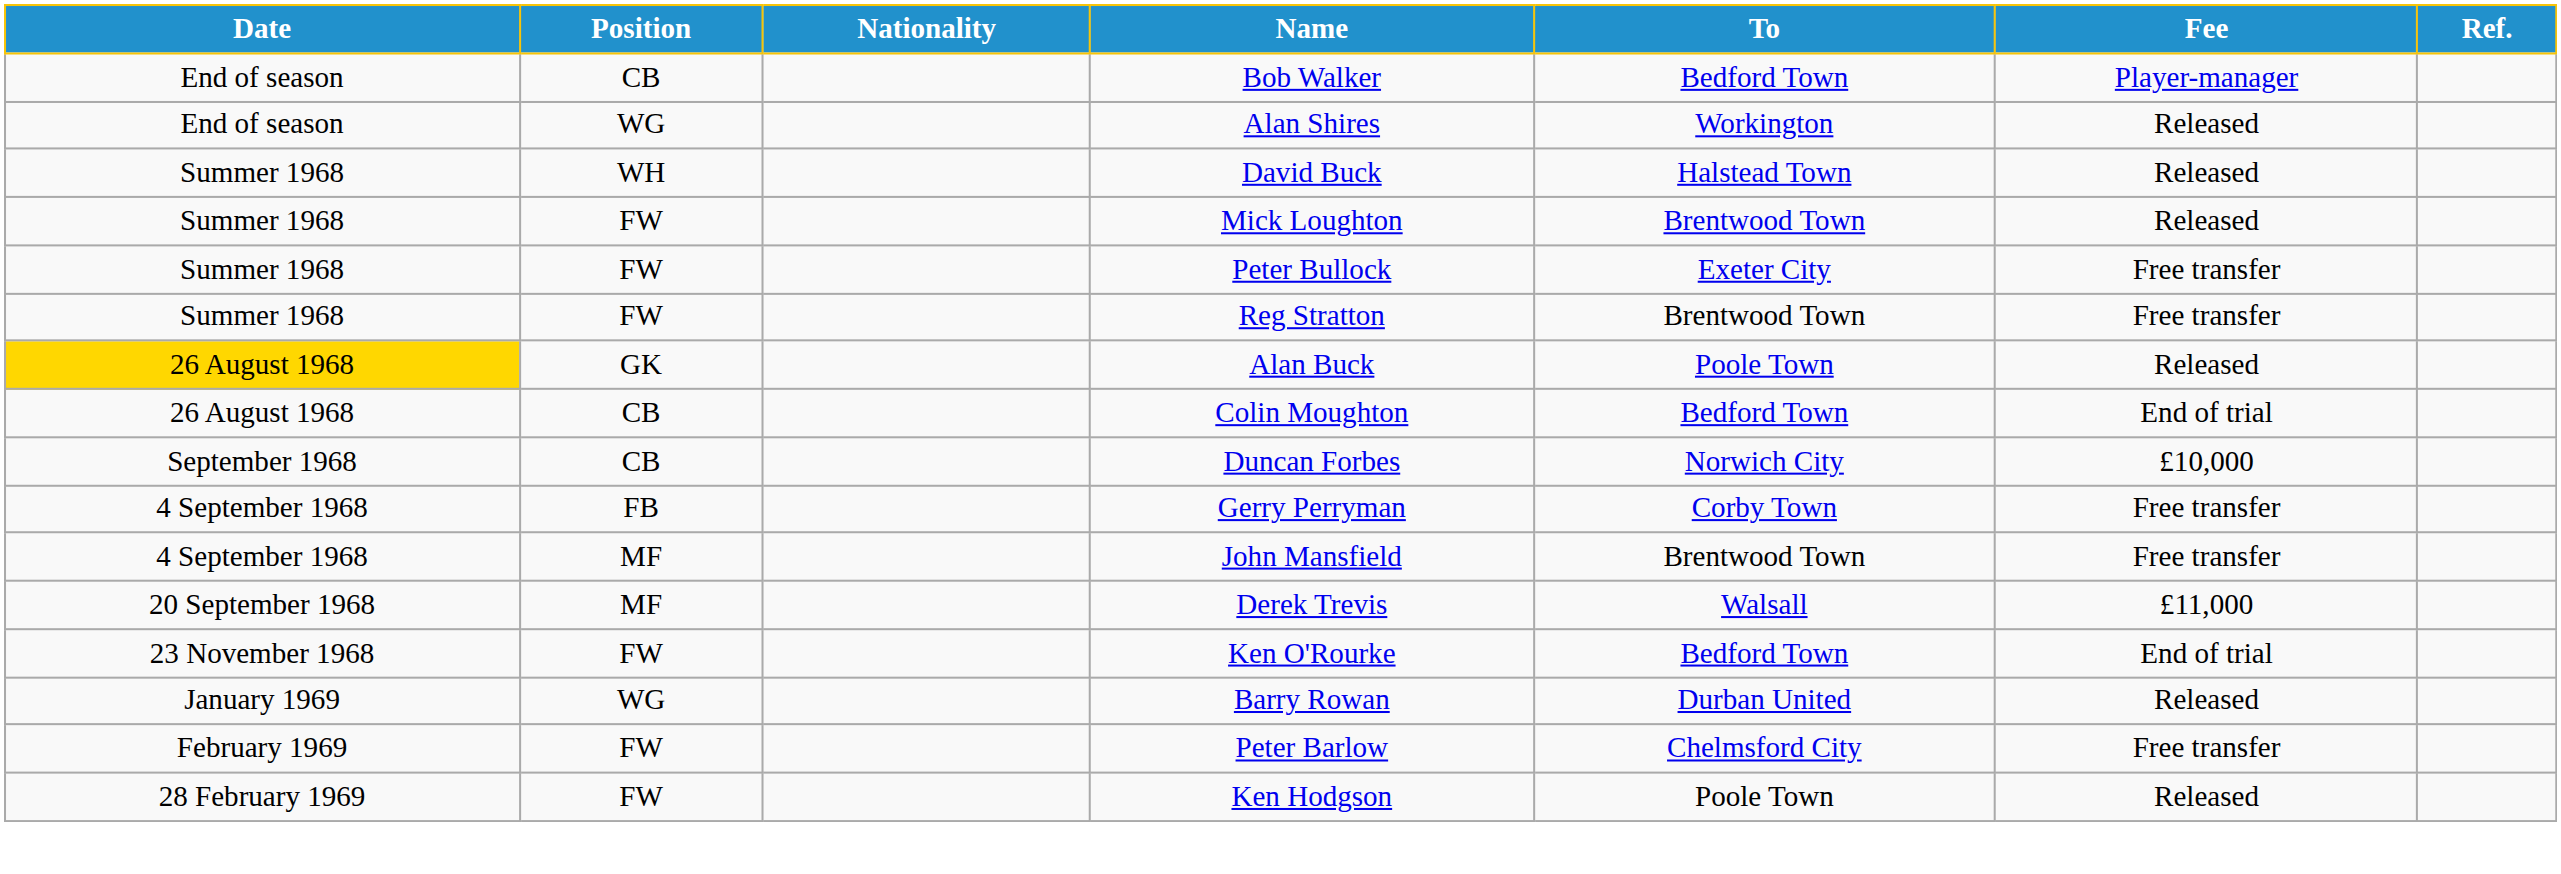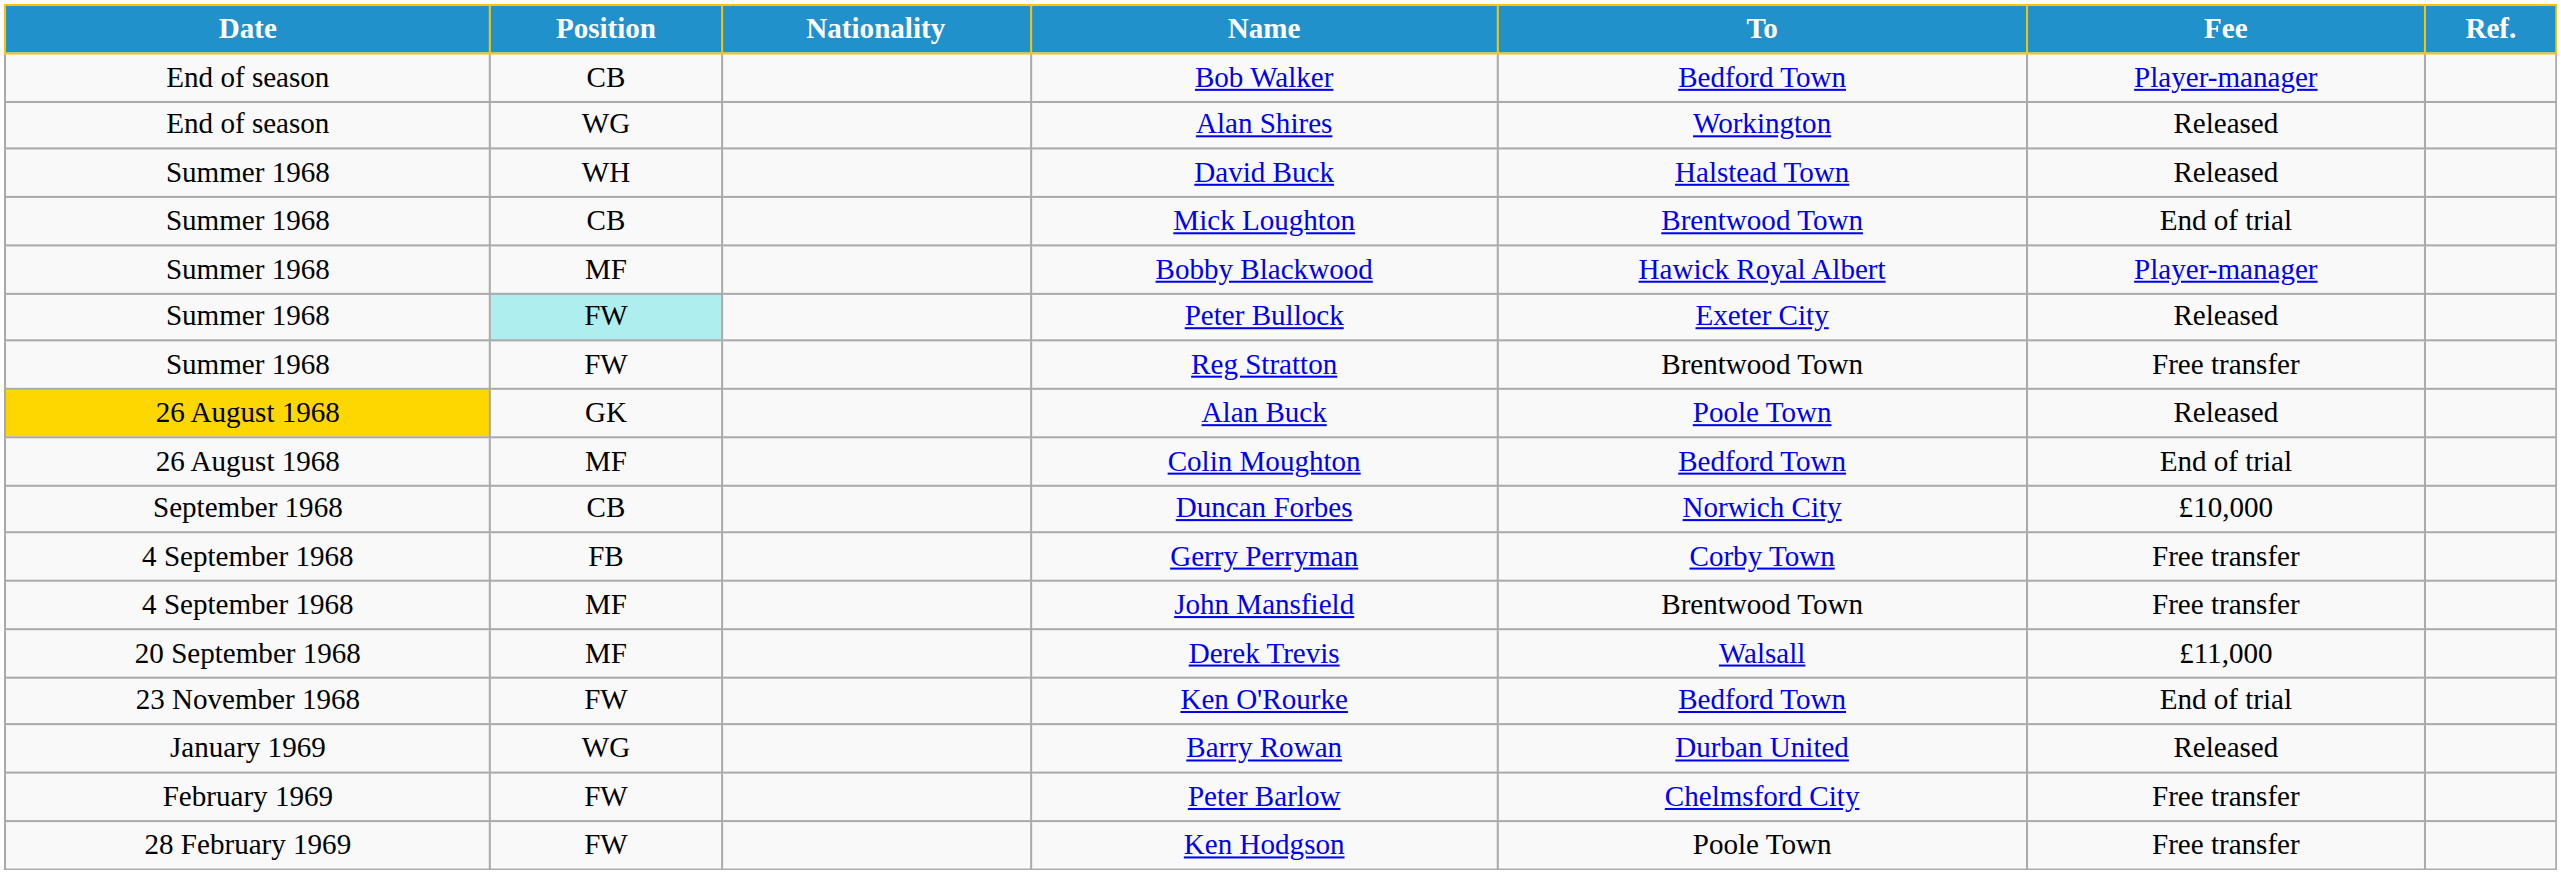(641, 220) FW -> (606, 220) CB
(2207, 220) Released -> (2226, 220) End of trial
+ row: (1264, 268)
(641, 268) no background -> (606, 316) paleturquoise background
(2207, 268) Free transfer -> (2226, 316) Released
(641, 412) CB -> (606, 460) MF
(2207, 796) Released -> (2226, 844) Free transfer
